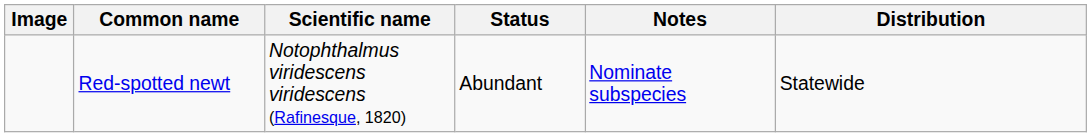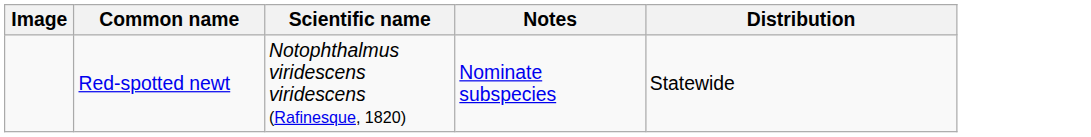- column: (520, 19)
